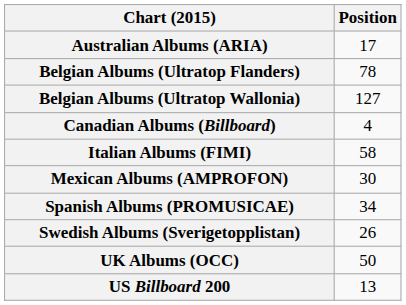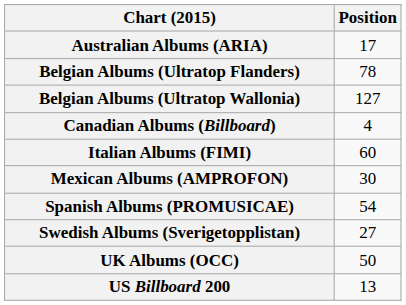(368, 152) 58 -> (368, 152) 60
(368, 206) 34 -> (368, 206) 54
(368, 233) 26 -> (368, 233) 27
